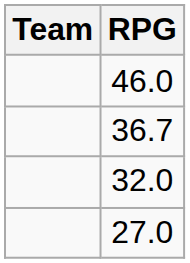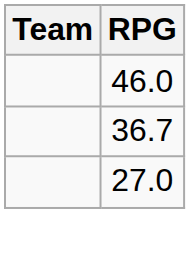- row: (142, 181)
